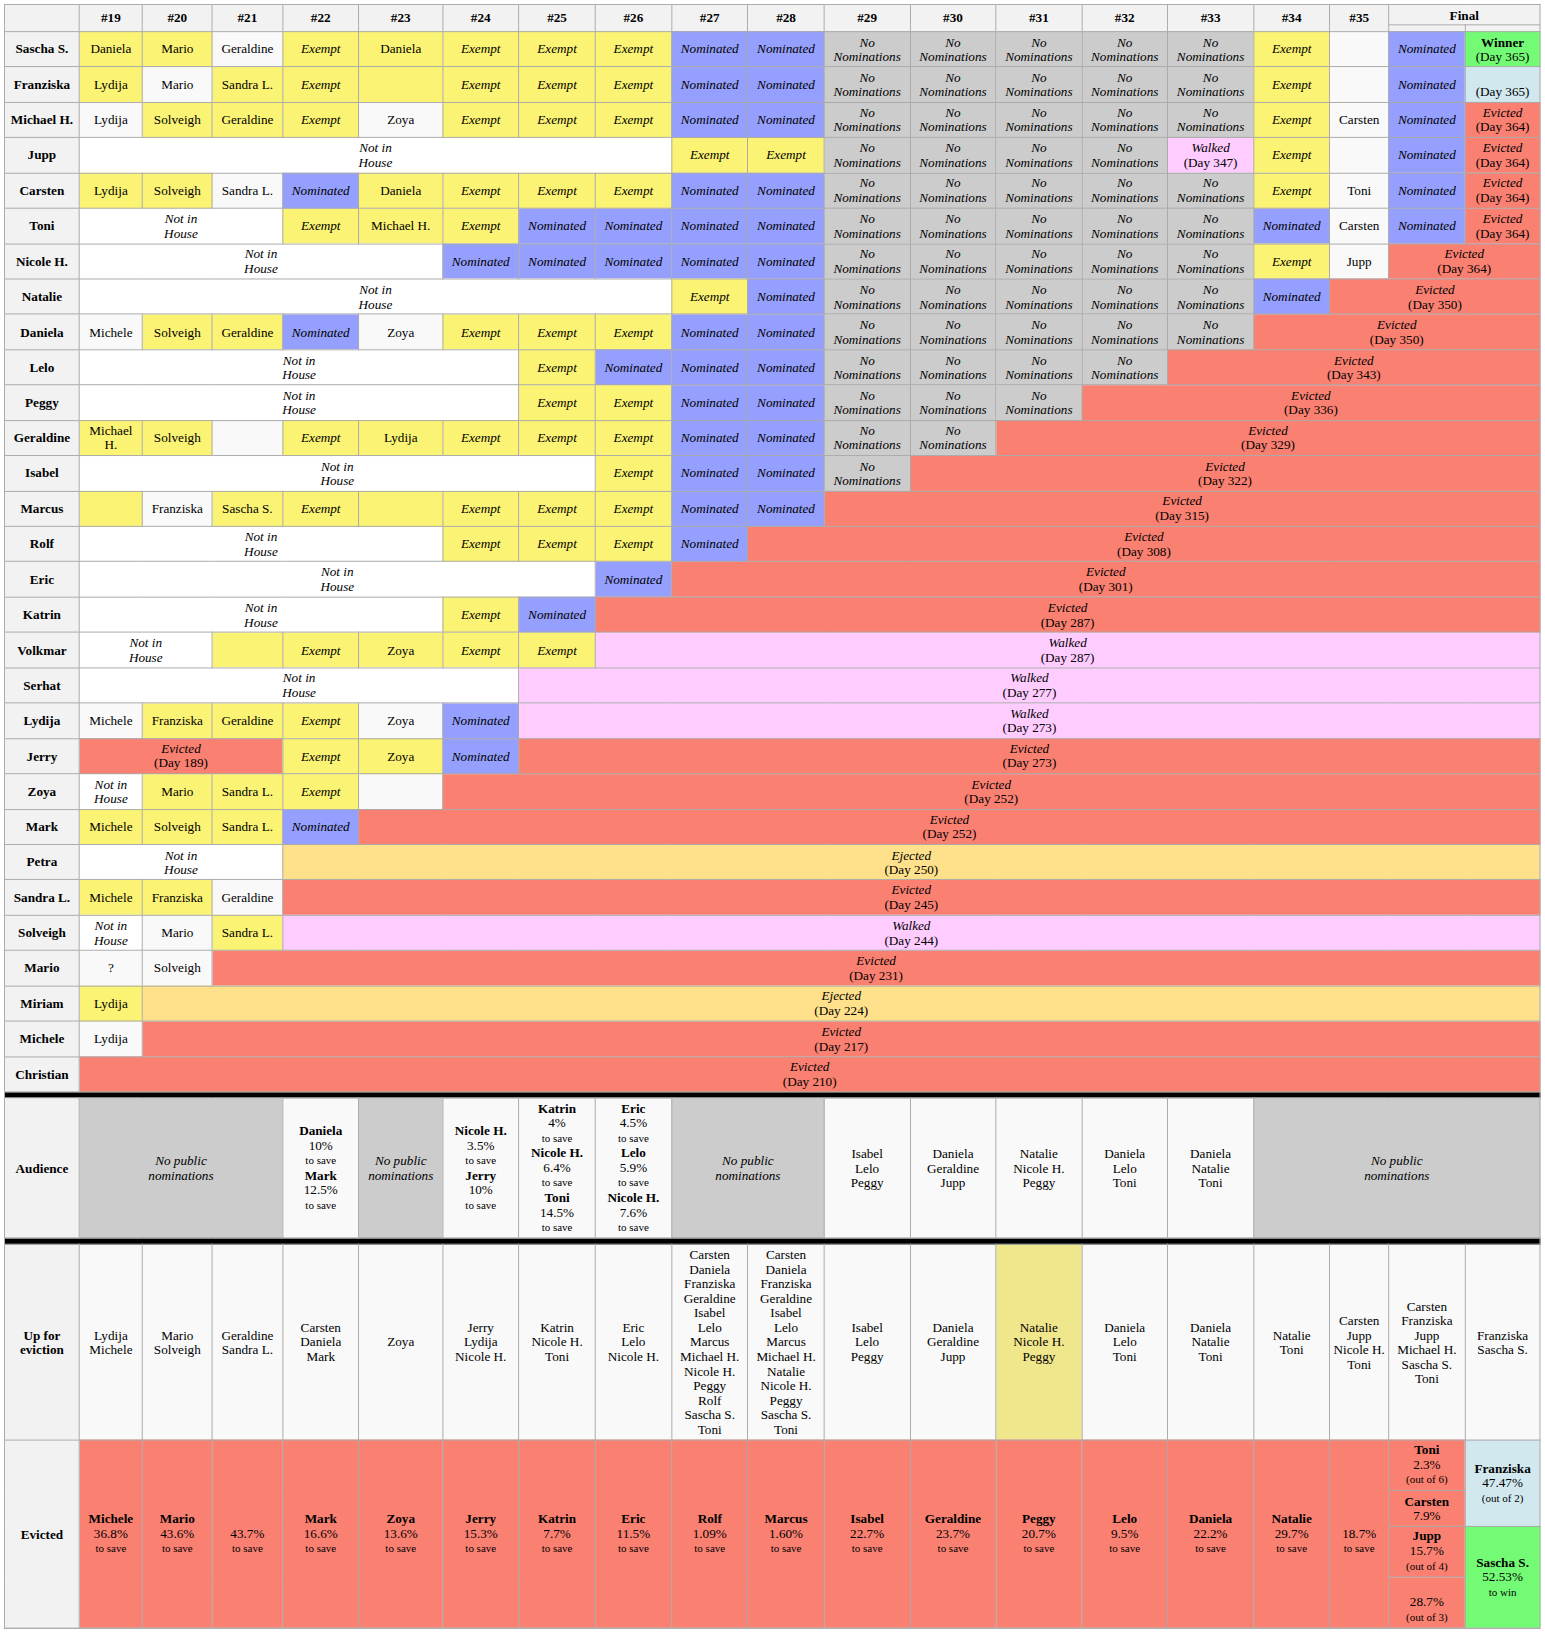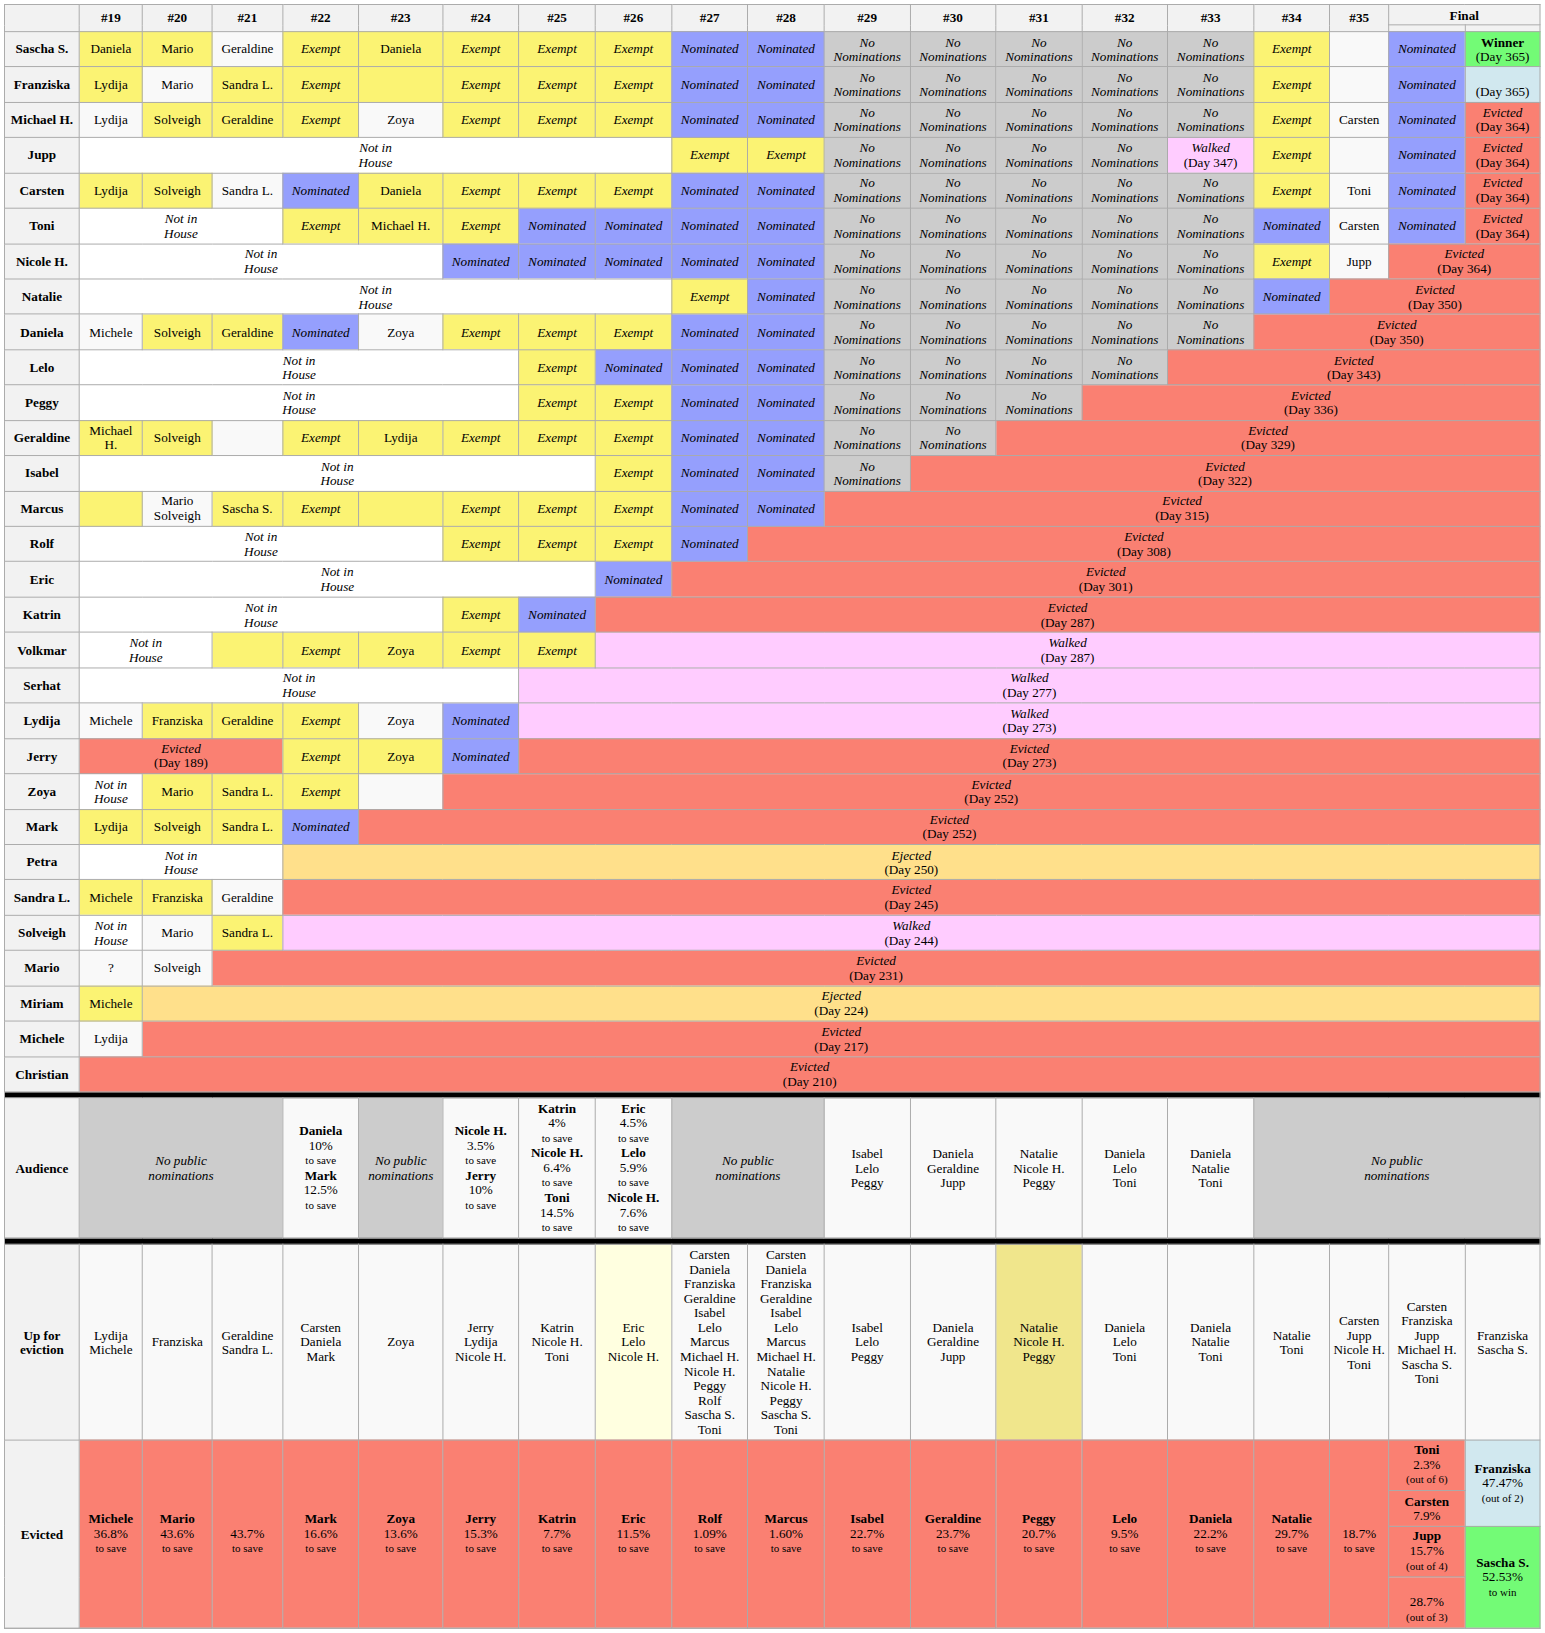(177, 508) Franziska -> (177, 508) Mario Solveigh
(111, 826) Michele -> (111, 826) Lydija
(111, 1003) Lydija -> (111, 1003) Michele
(177, 1342) Mario Solveigh -> (177, 1342) Franziska
(633, 1342) no background -> (633, 1342) lightyellow background
